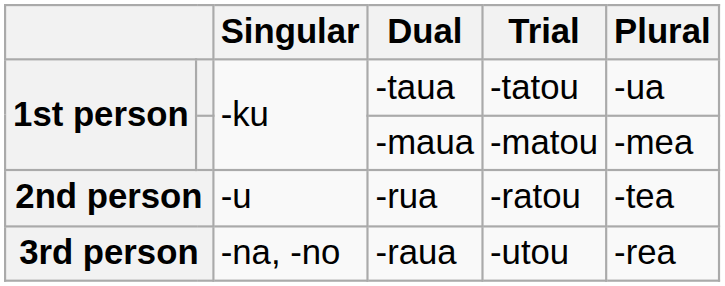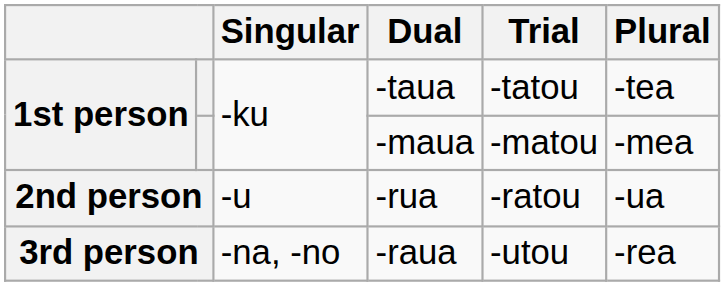(639, 87) -ua -> (644, 87) -tea
(644, 197) -tea -> (639, 197) -ua
